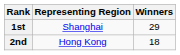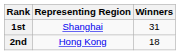(154, 27) 29 -> (154, 27) 31
